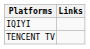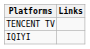rows swapped: (18, 24) <-> (30, 37)
